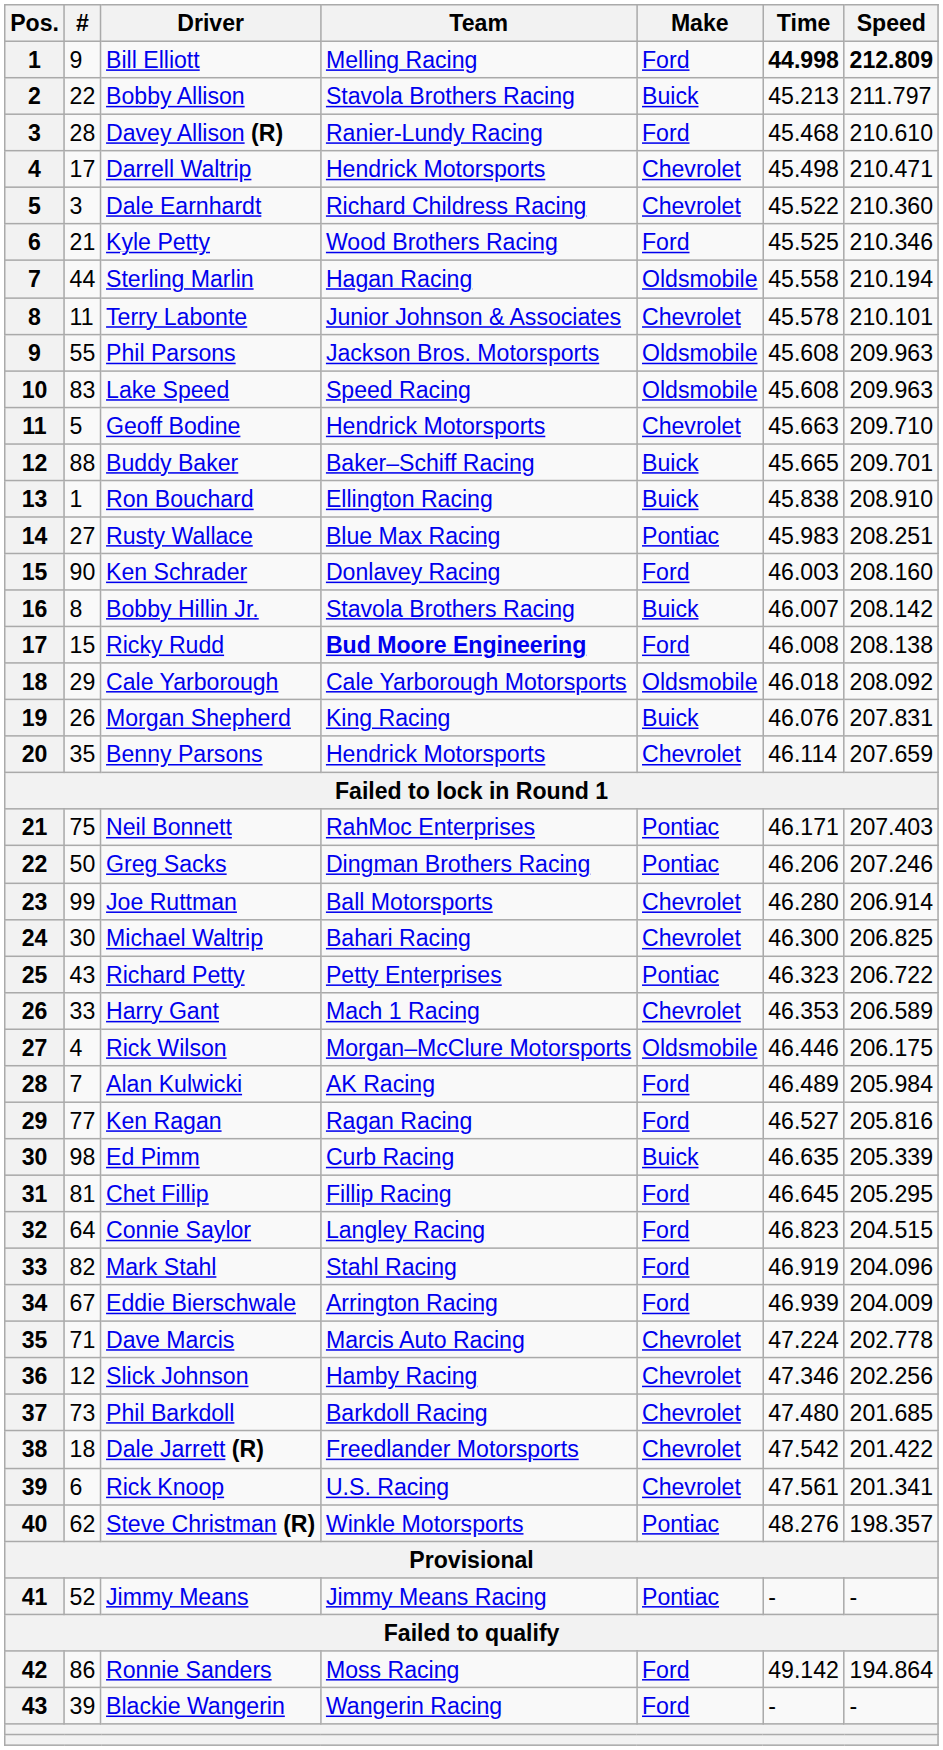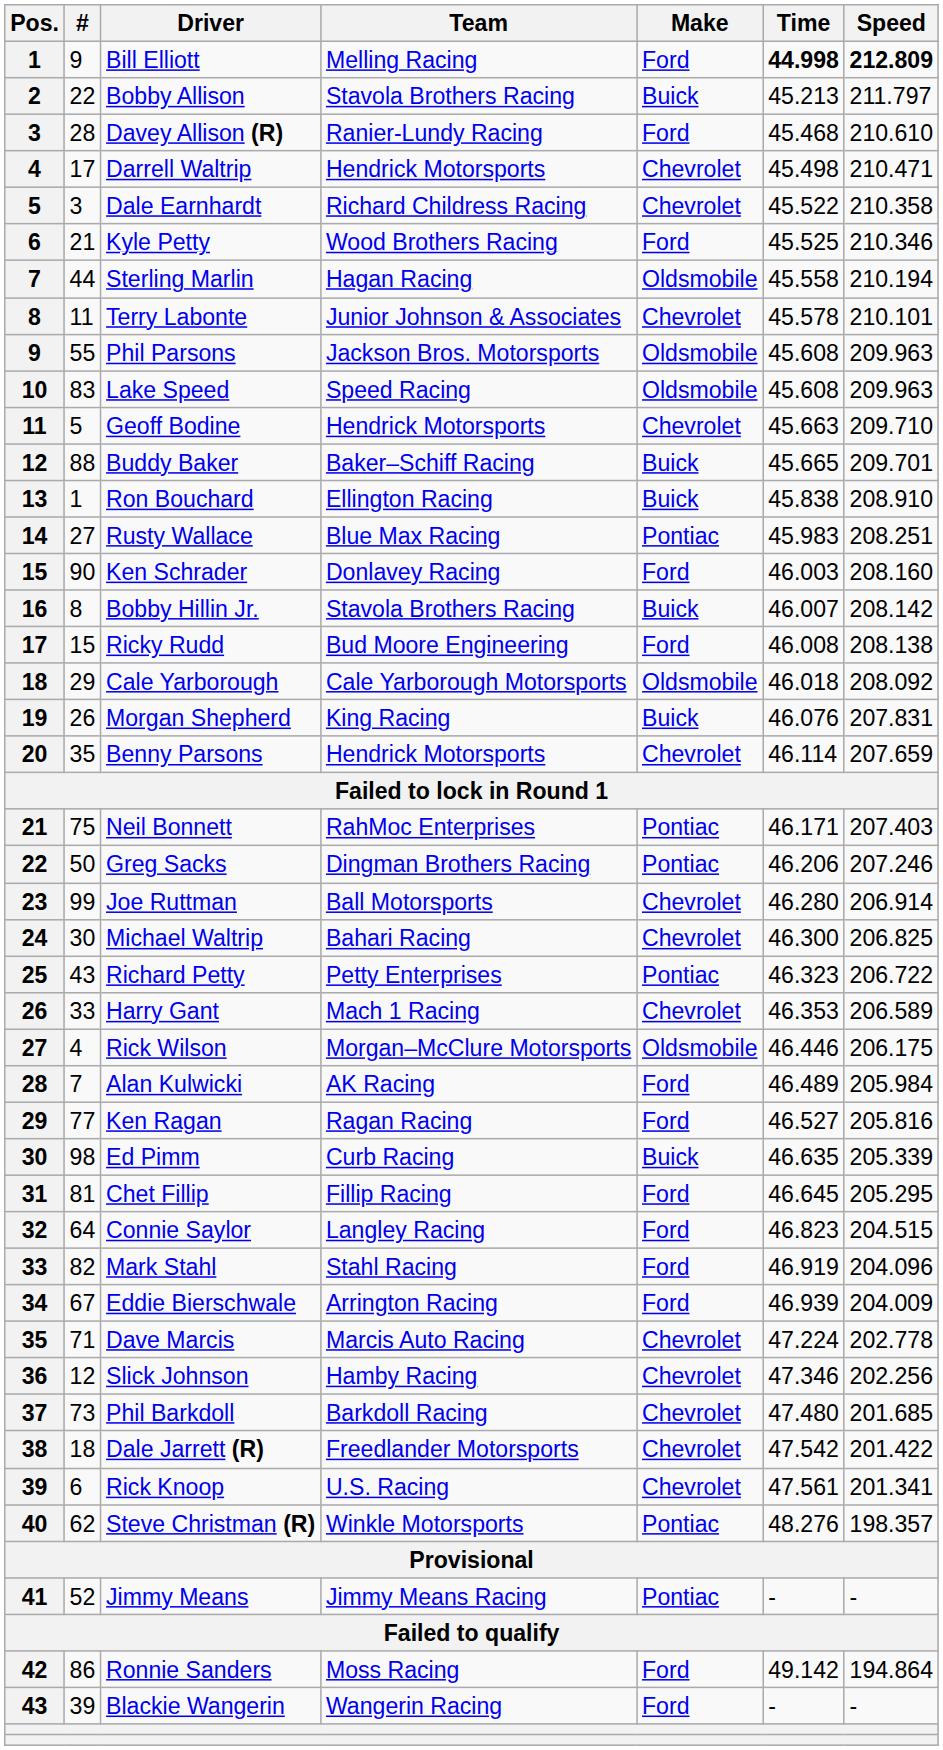(891, 206) 210.360 -> (891, 206) 210.358
(456, 645) bold -> (447, 645) normal
